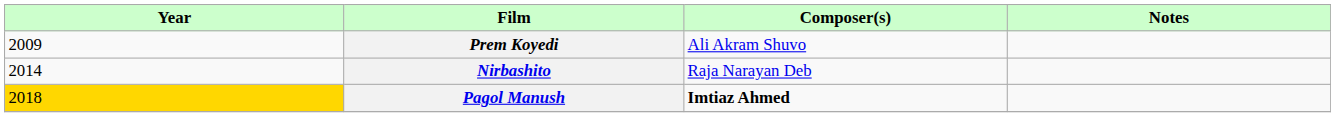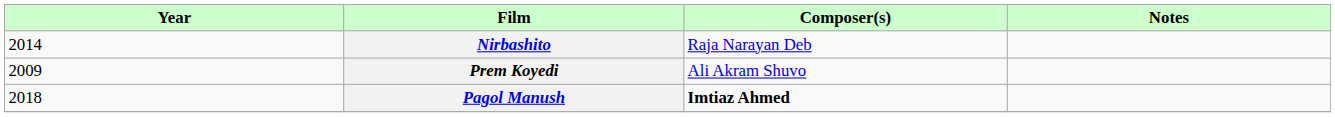rows swapped: (514, 44) <-> (514, 71)
(25, 97) gold background -> (25, 97) no background
